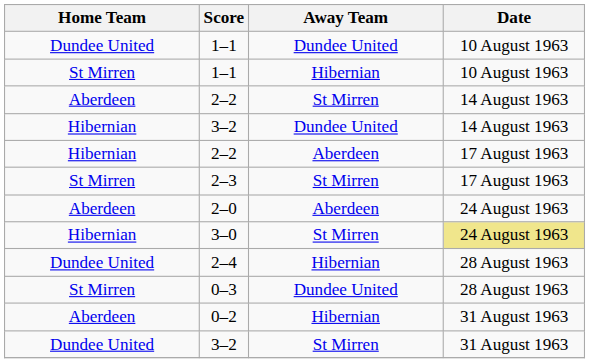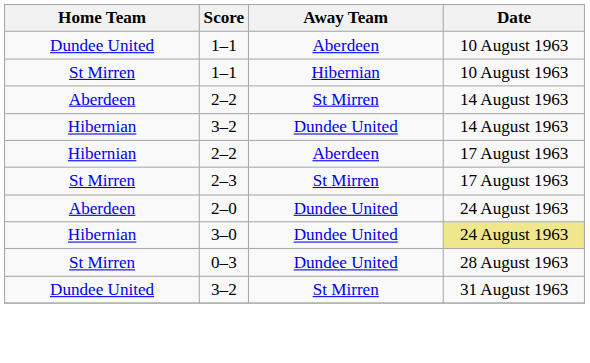(346, 45) Dundee United -> (346, 45) Aberdeen
(346, 208) Aberdeen -> (346, 208) Dundee United
(346, 235) St Mirren -> (346, 235) Dundee United
- row: (102, 262)
- row: (102, 316)
